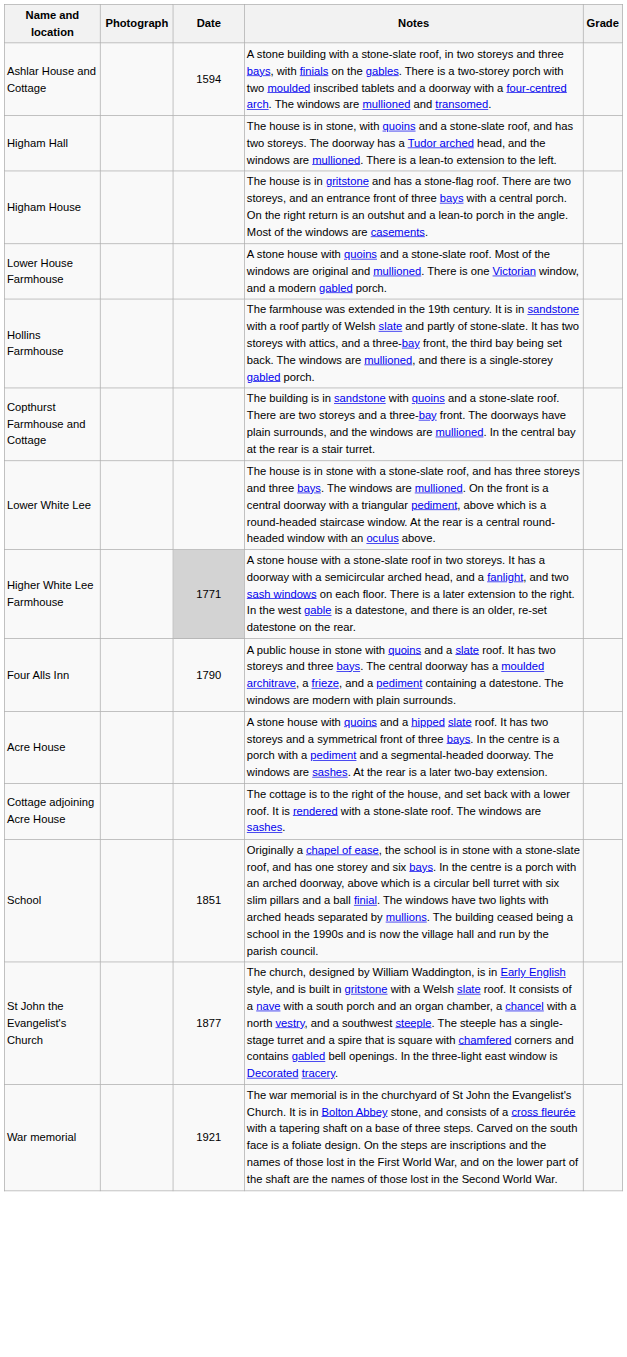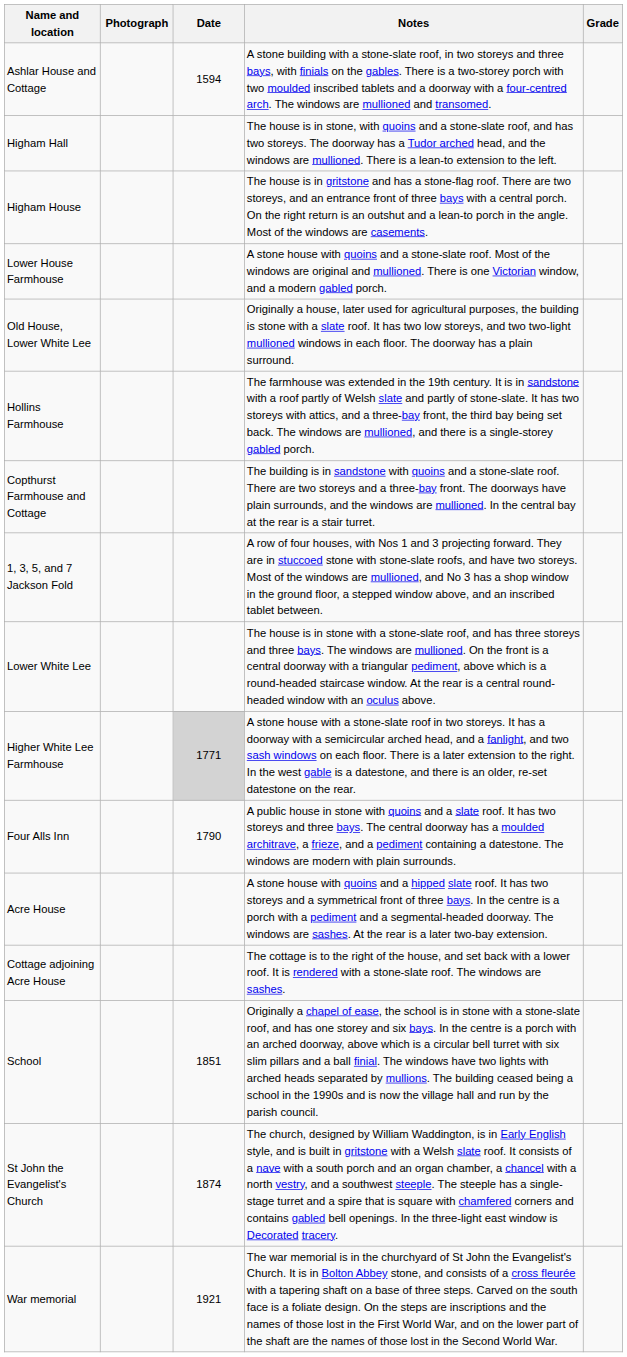+ row: (49, 335)
+ row: (40, 577)
(209, 1023) 1877 -> (209, 1184) 1874
